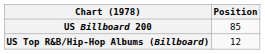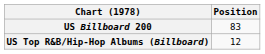(235, 27) 85 -> (235, 27) 83
